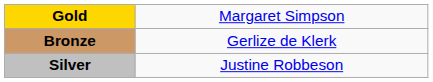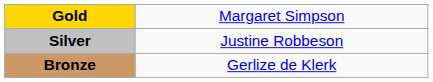rows swapped: (70, 65) <-> (70, 41)
